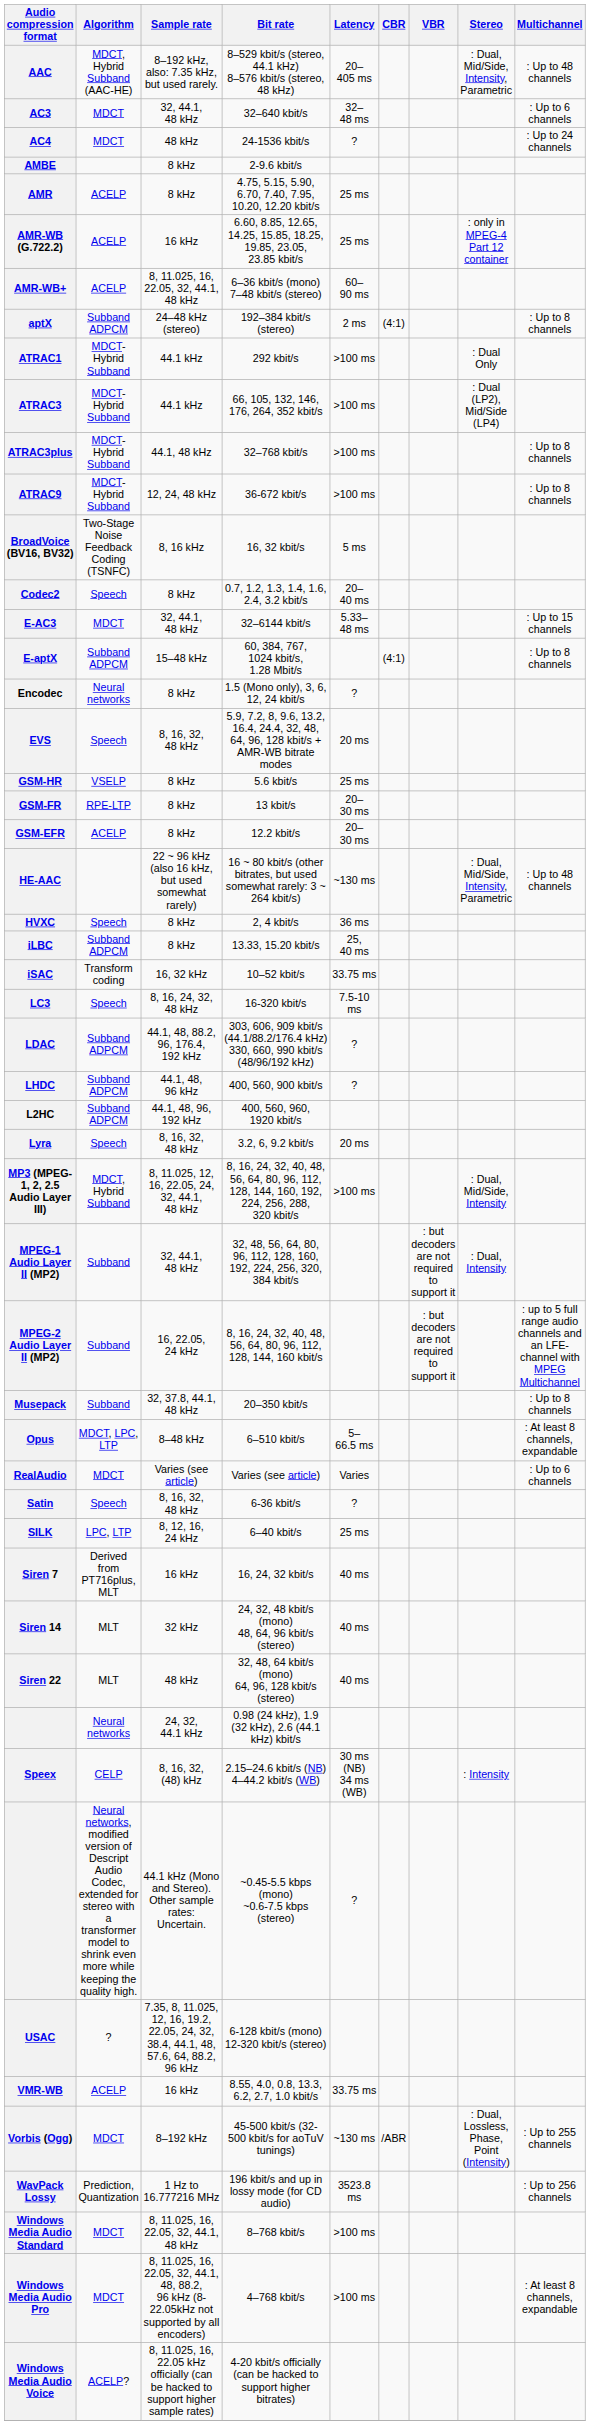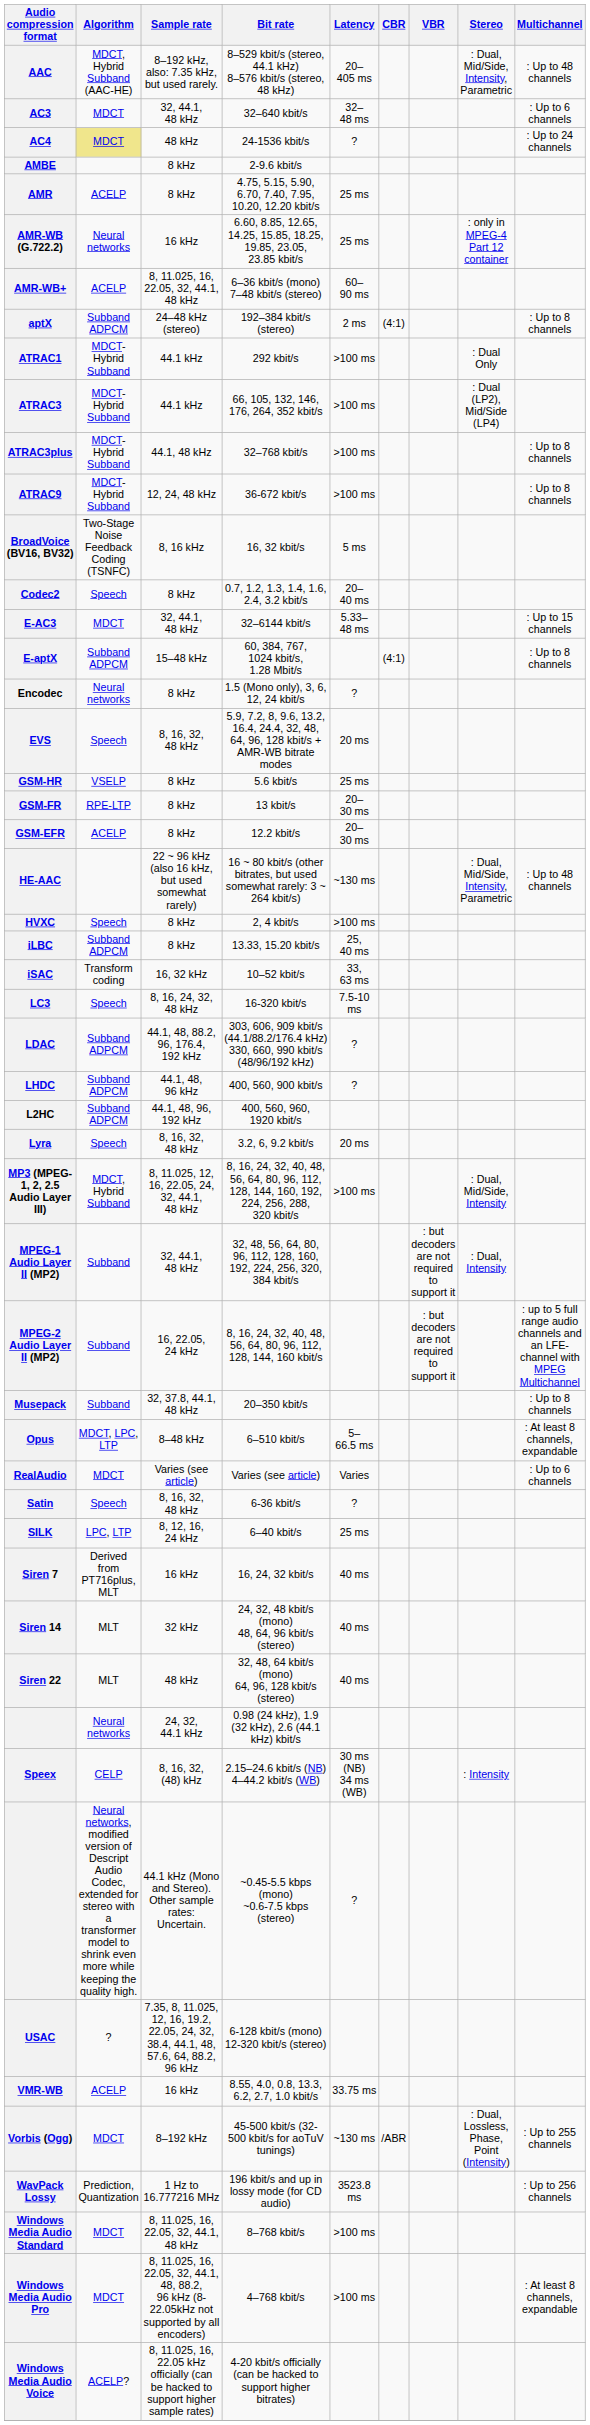(109, 142) no background -> (109, 142) khaki background
(109, 241) ACELP -> (109, 241) Neural networks
(354, 922) 36 ms -> (354, 922) >100 ms
(354, 974) 33.75 ms -> (354, 974) 33, 63 ms
